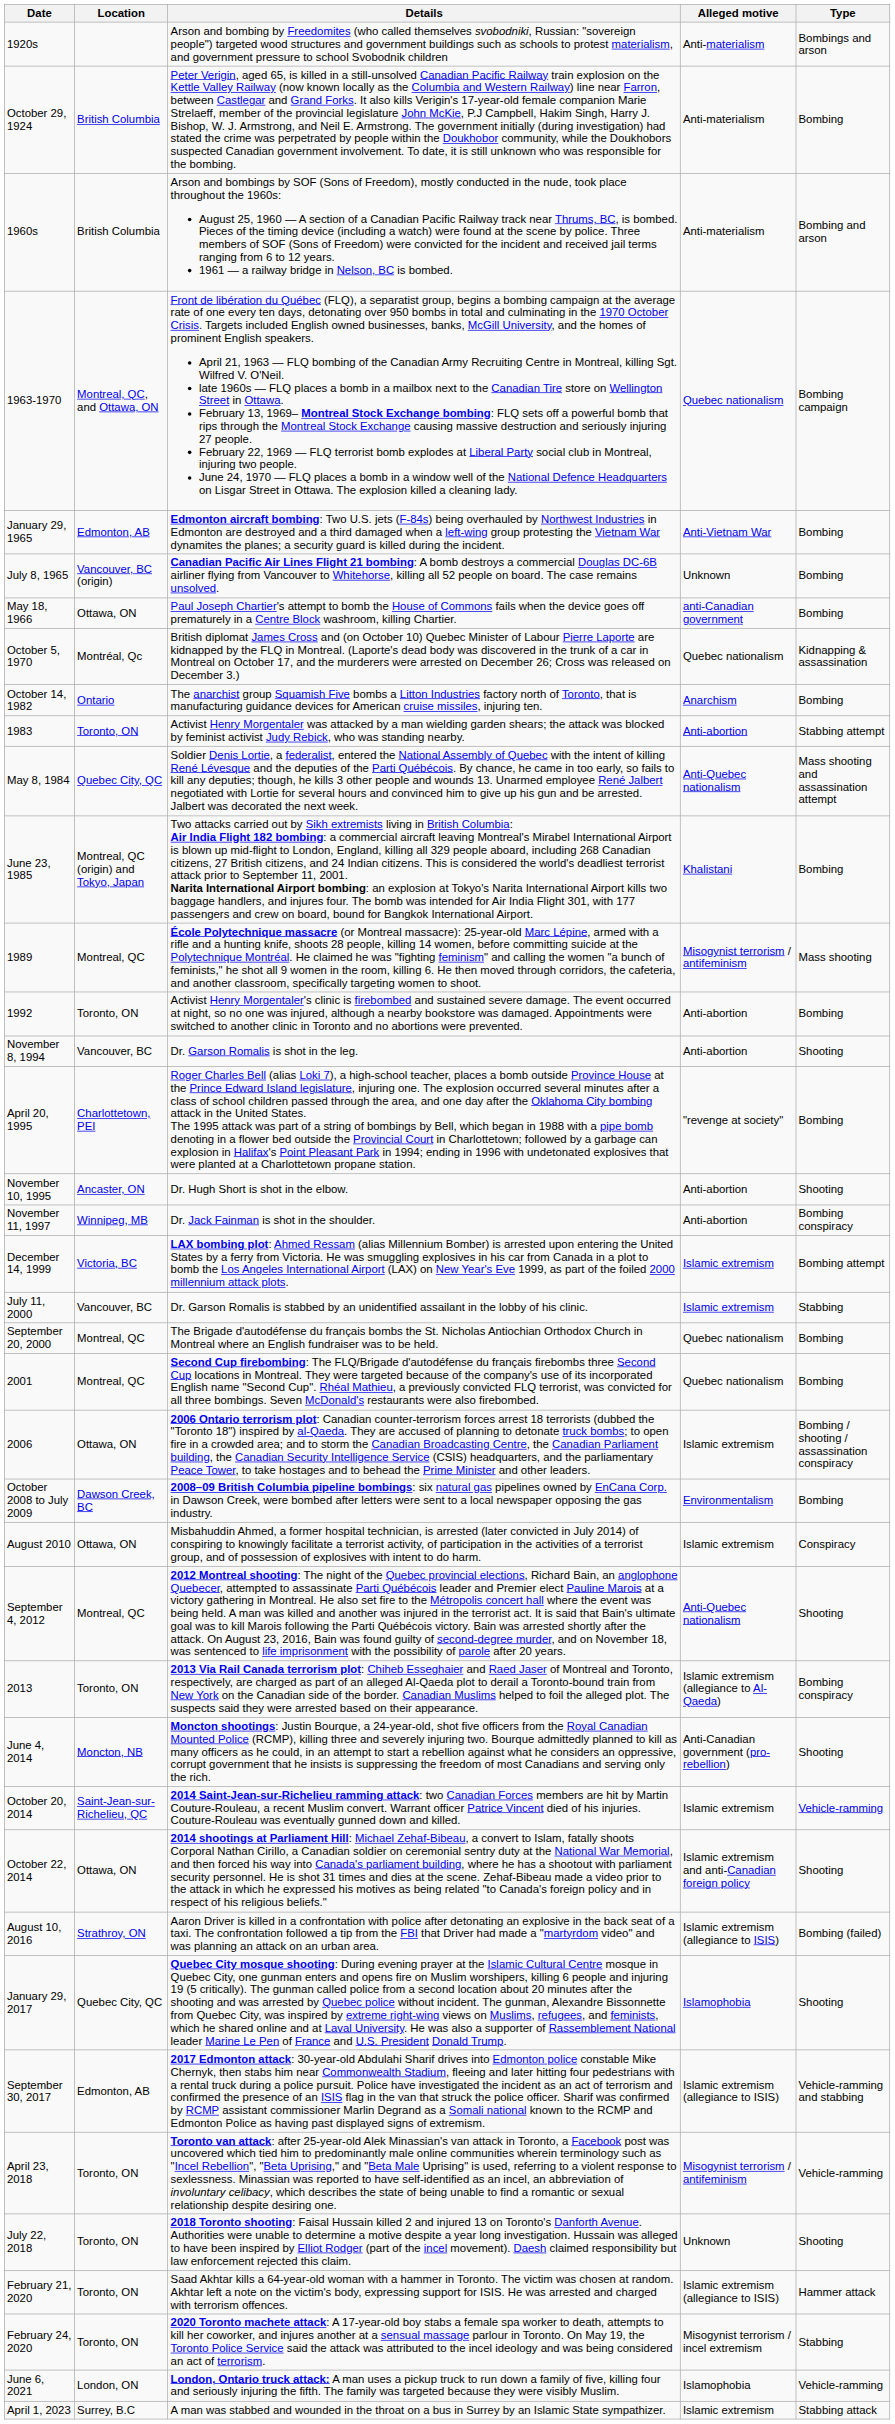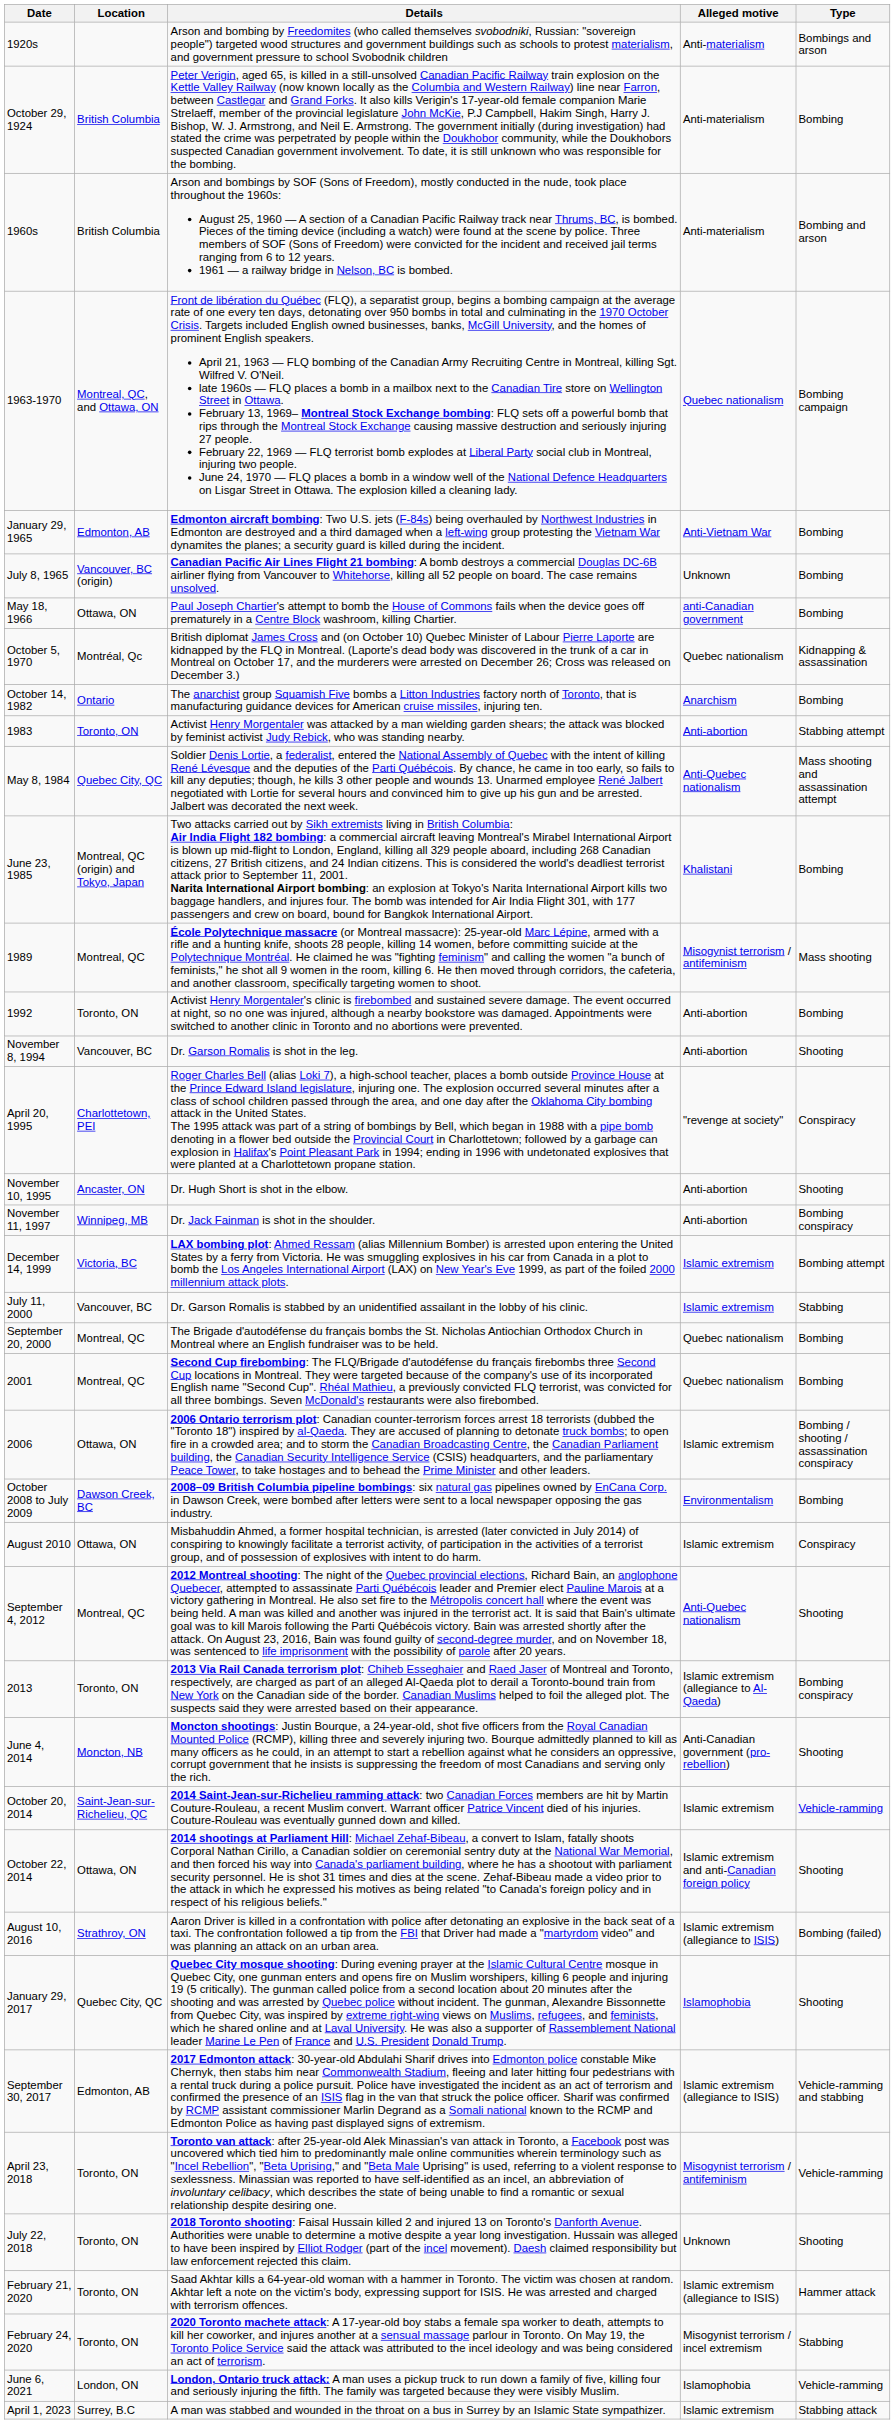(821, 1120) Bombing -> (827, 1120) Conspiracy
